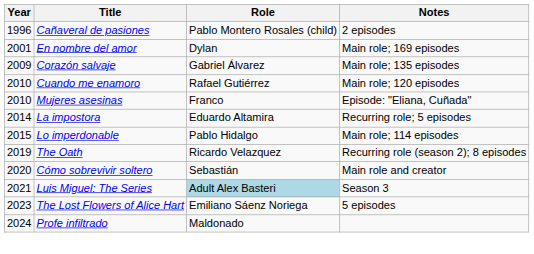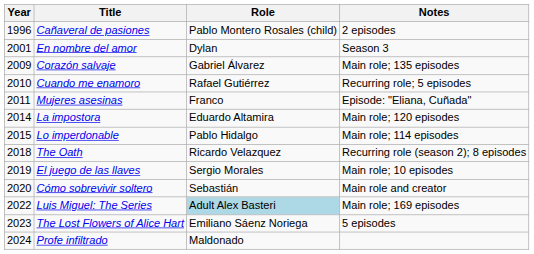(401, 48) Main role; 169 episodes -> (365, 48) Season 3
(401, 83) Main role; 120 episodes -> (406, 83) Recurring role; 5 episodes
(19, 100) 2010 -> (19, 100) 2011
(406, 118) Recurring role; 5 episodes -> (401, 118) Main role; 120 episodes
(19, 153) 2019 -> (19, 153) 2018
+ row: (88, 170)
(19, 188) 2021 -> (19, 205) 2022
(365, 188) Season 3 -> (401, 205) Main role; 169 episodes
